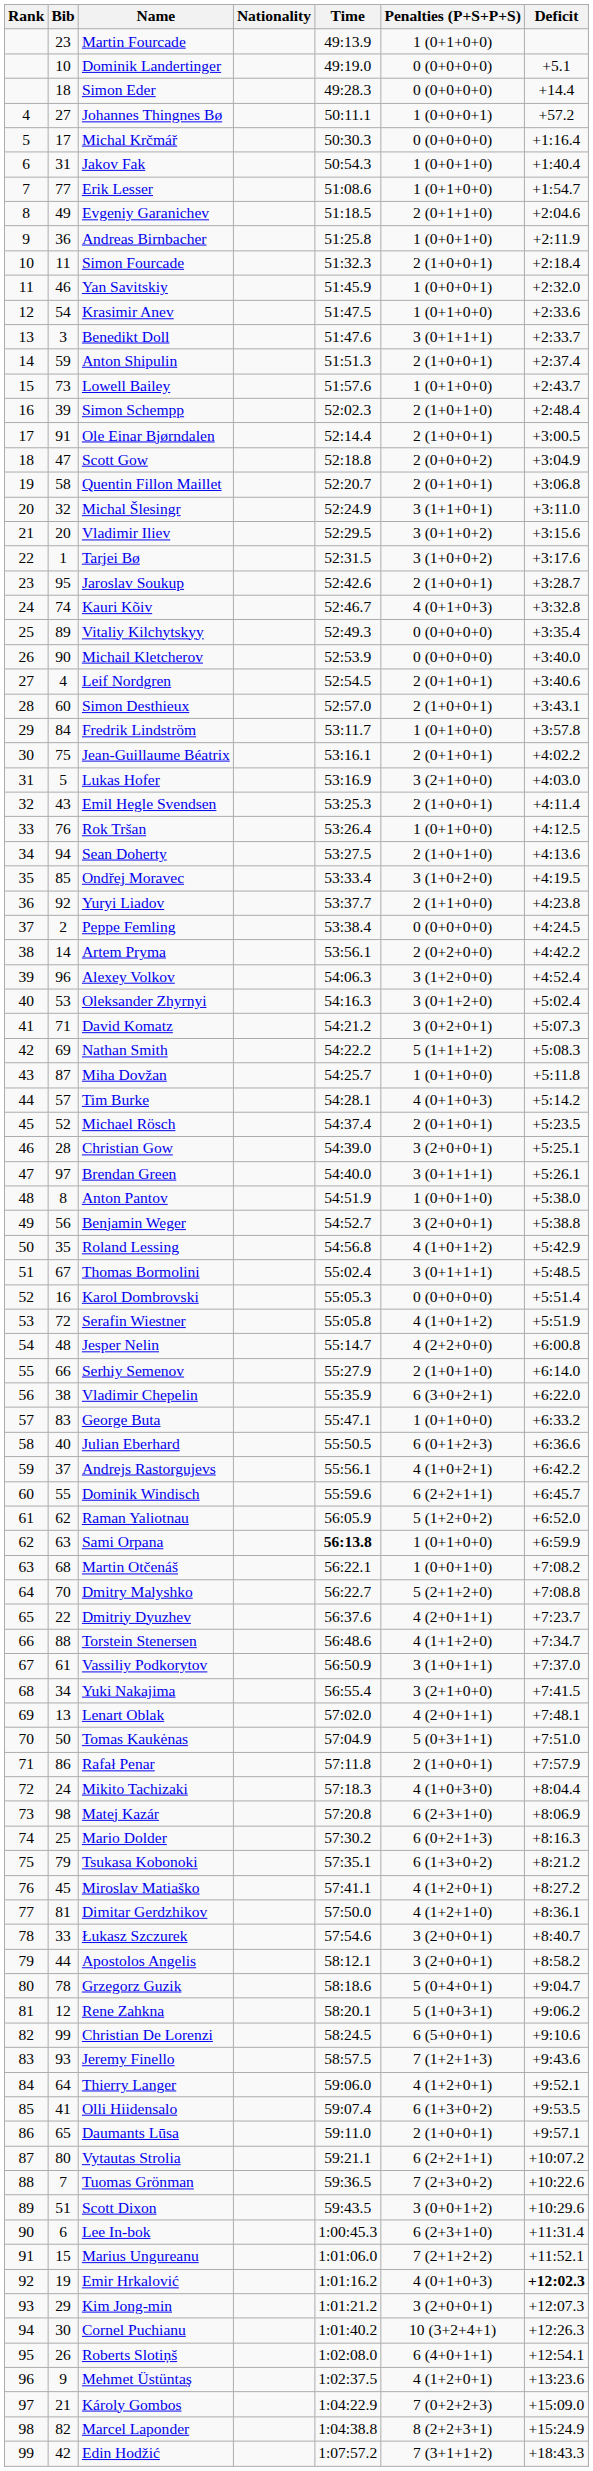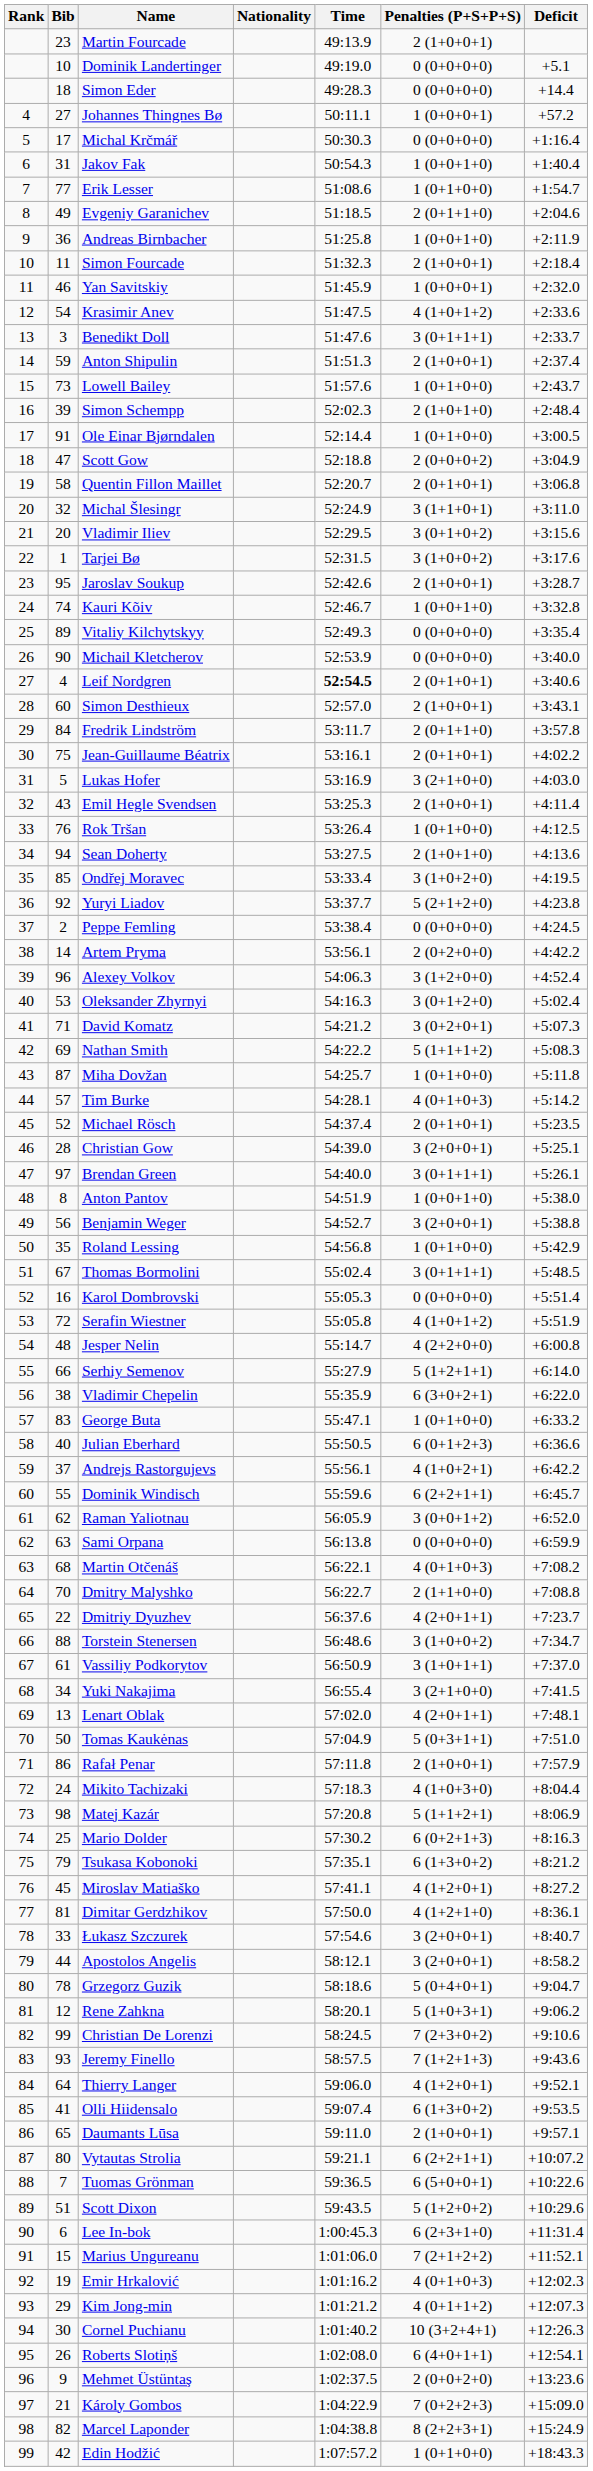(453, 41) 1 (0+1+0+0) -> (453, 41) 2 (1+0+0+1)
(453, 312) 1 (0+1+0+0) -> (453, 312) 4 (1+0+1+2)
(453, 435) 2 (1+0+0+1) -> (453, 435) 1 (0+1+0+0)
(453, 607) 4 (0+1+0+3) -> (453, 607) 1 (0+0+1+0)
(348, 681) normal -> (348, 681) bold
(453, 730) 1 (0+1+0+0) -> (453, 730) 2 (0+1+1+0)
(453, 902) 2 (1+1+0+0) -> (453, 902) 5 (2+1+2+0)
(453, 1247) 4 (1+0+1+2) -> (453, 1247) 1 (0+1+0+0)
(453, 1370) 2 (1+0+1+0) -> (453, 1370) 5 (1+2+1+1)
(453, 1518) 5 (1+2+0+2) -> (453, 1518) 3 (0+0+1+2)
(348, 1542) bold -> (348, 1542) normal
(453, 1542) 1 (0+1+0+0) -> (453, 1542) 0 (0+0+0+0)
(453, 1567) 1 (0+0+1+0) -> (453, 1567) 4 (0+1+0+3)
(453, 1592) 5 (2+1+2+0) -> (453, 1592) 2 (1+1+0+0)
(453, 1641) 4 (1+1+2+0) -> (453, 1641) 3 (1+0+0+2)
(453, 1813) 6 (2+3+1+0) -> (453, 1813) 5 (1+1+2+1)
(453, 2035) 6 (5+0+0+1) -> (453, 2035) 7 (2+3+0+2)
(453, 2182) 7 (2+3+0+2) -> (453, 2182) 6 (5+0+0+1)
(453, 2207) 3 (0+0+1+2) -> (453, 2207) 5 (1+2+0+2)
(556, 2281) bold -> (556, 2281) normal
(453, 2305) 3 (2+0+0+1) -> (453, 2305) 4 (0+1+1+2)
(453, 2379) 4 (1+2+0+1) -> (453, 2379) 2 (0+0+2+0)
(453, 2453) 7 (3+1+1+2) -> (453, 2453) 1 (0+1+0+0)
